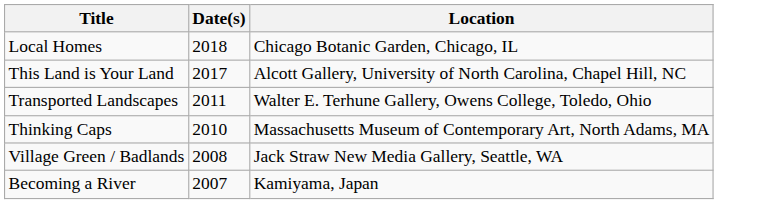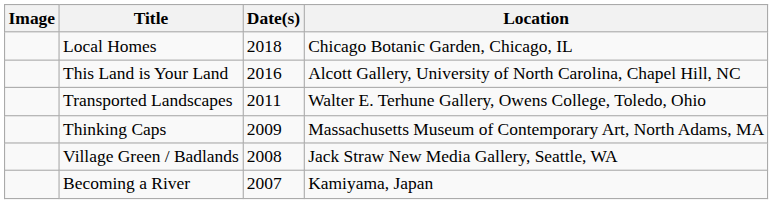+ column: (32, 18)
(210, 73) 2017 -> (264, 73) 2016
(210, 128) 2010 -> (264, 128) 2009
